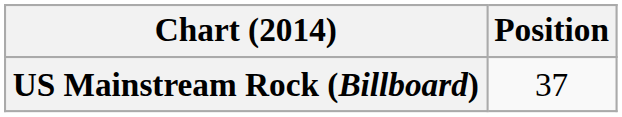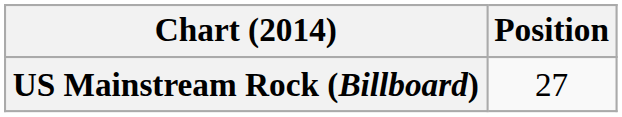(552, 83) 37 -> (552, 83) 27
